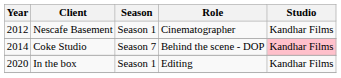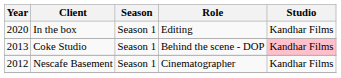rows swapped: (73, 30) <-> (55, 64)
(18, 47) 2014 -> (18, 47) 2013
(137, 47) Season 7 -> (137, 47) Season 1
